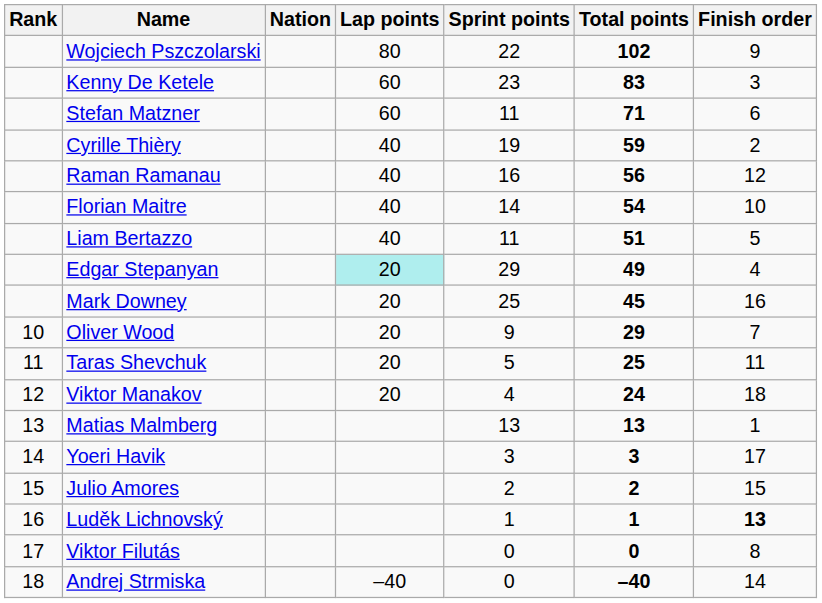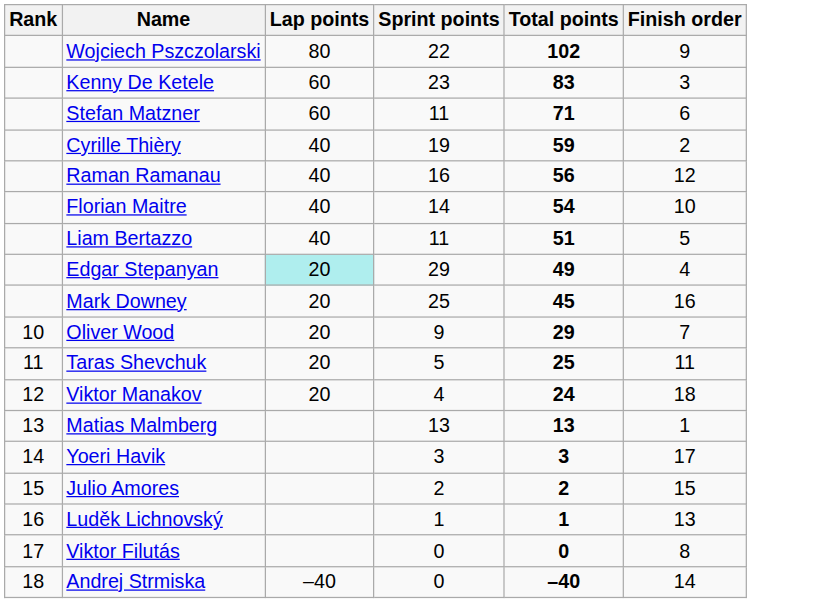- column: (300, 20)
(755, 519) bold -> (685, 519) normal
